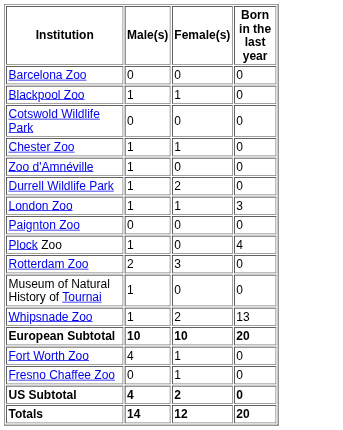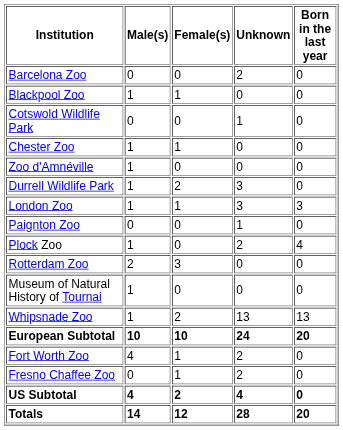+ column: (263, 35)
